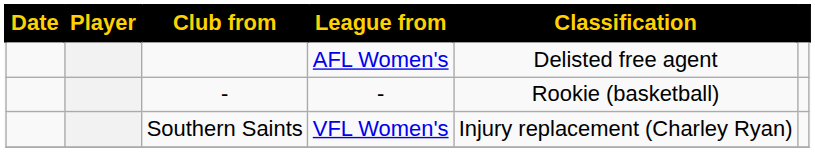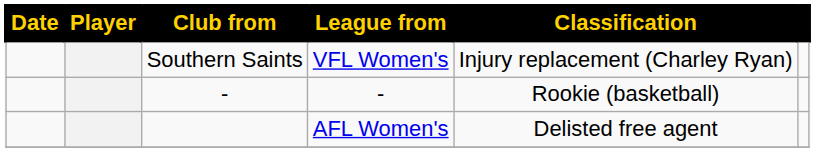rows swapped: (381, 59) <-> (381, 128)
